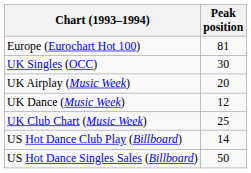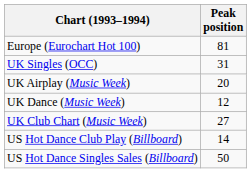(223, 64) 30 -> (223, 64) 31
(223, 121) 25 -> (223, 121) 27
